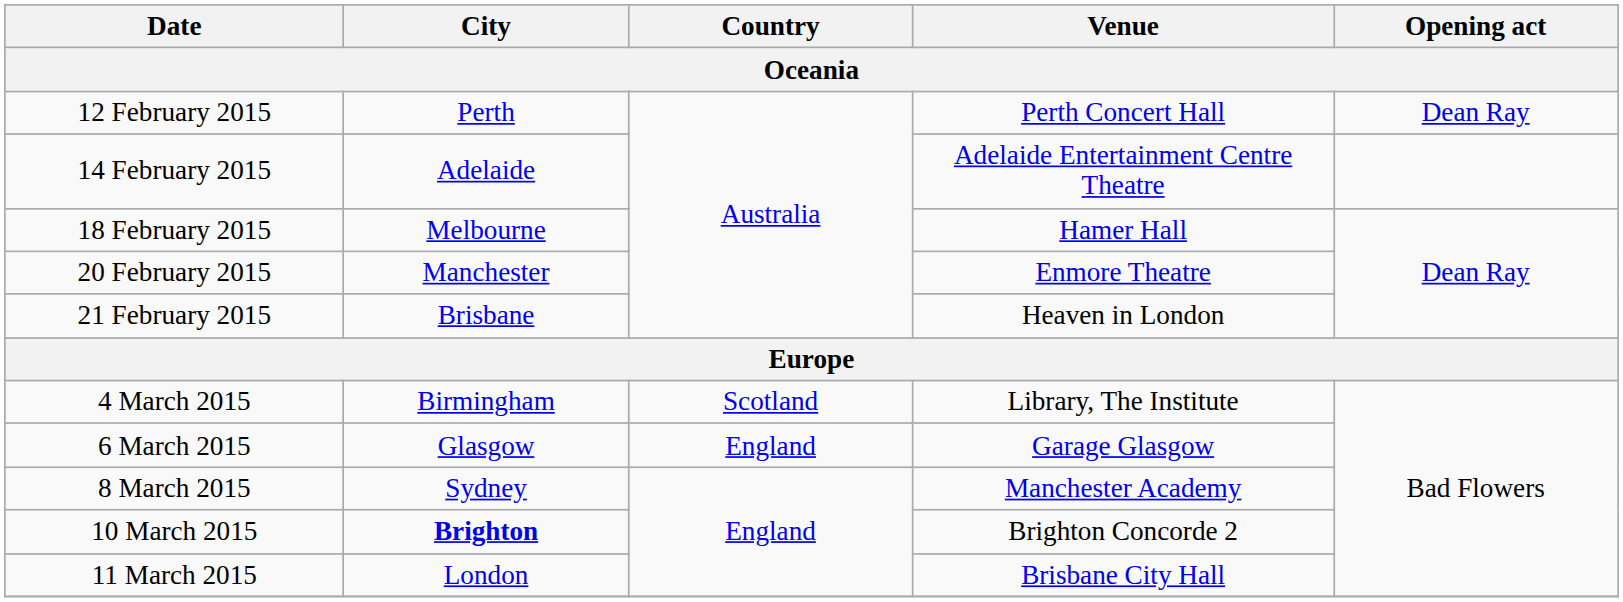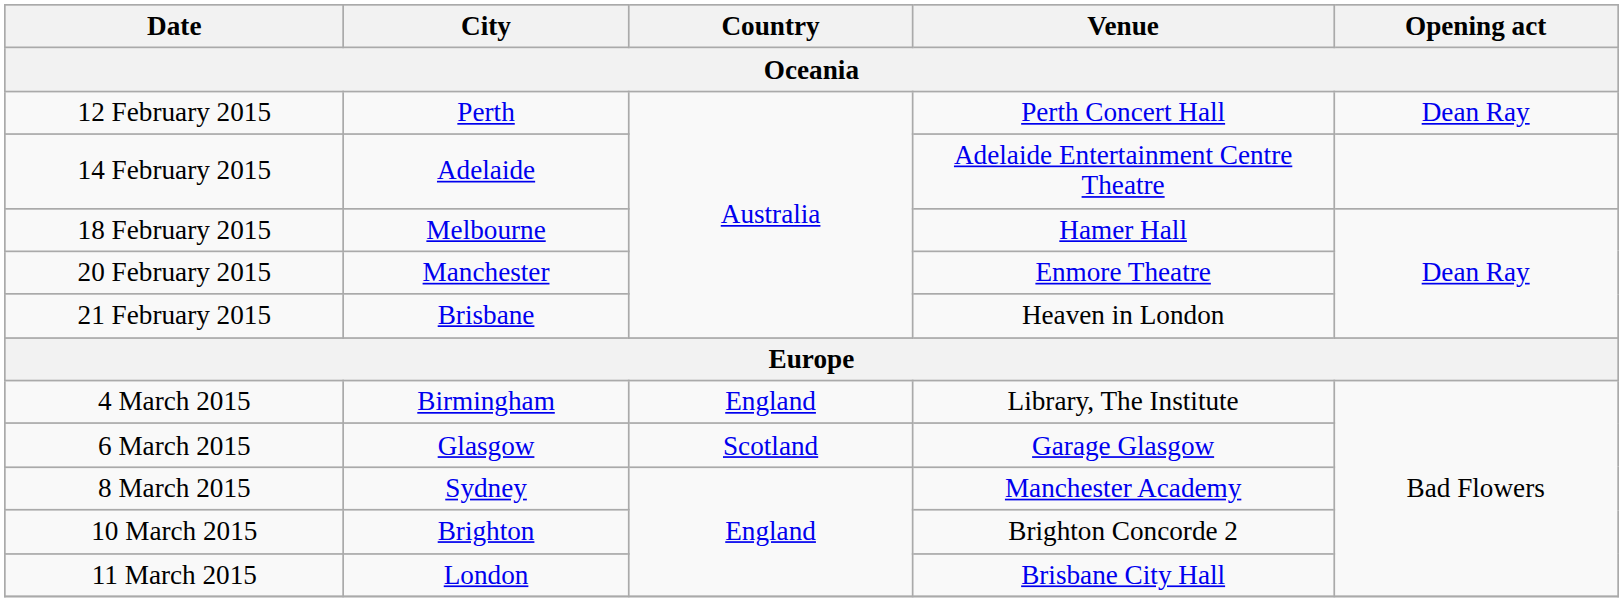(771, 401) Scotland -> (771, 401) England
(771, 444) England -> (771, 444) Scotland
(486, 531) bold -> (486, 531) normal
